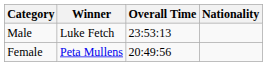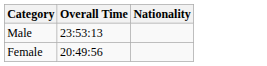- column: (91, 14)
